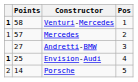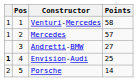columns swapped: (124, 10) <-> (27, 10)
(8, 23) bold -> (8, 23) normal
